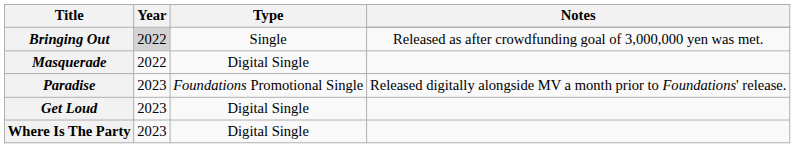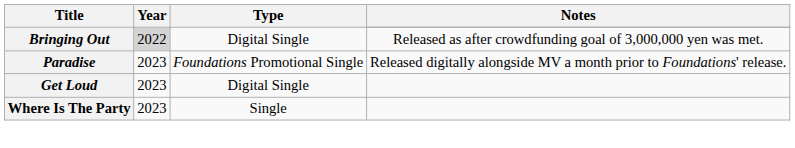(268, 39) Single -> (268, 39) Digital Single
- row: (69, 62)
(268, 131) Digital Single -> (268, 108) Single
